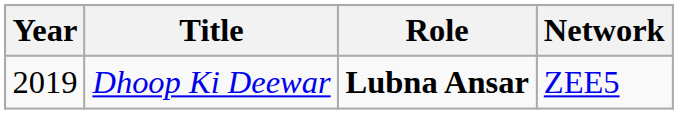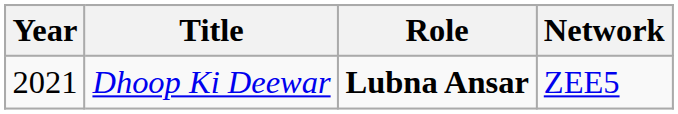(45, 81) 2019 -> (45, 81) 2021
